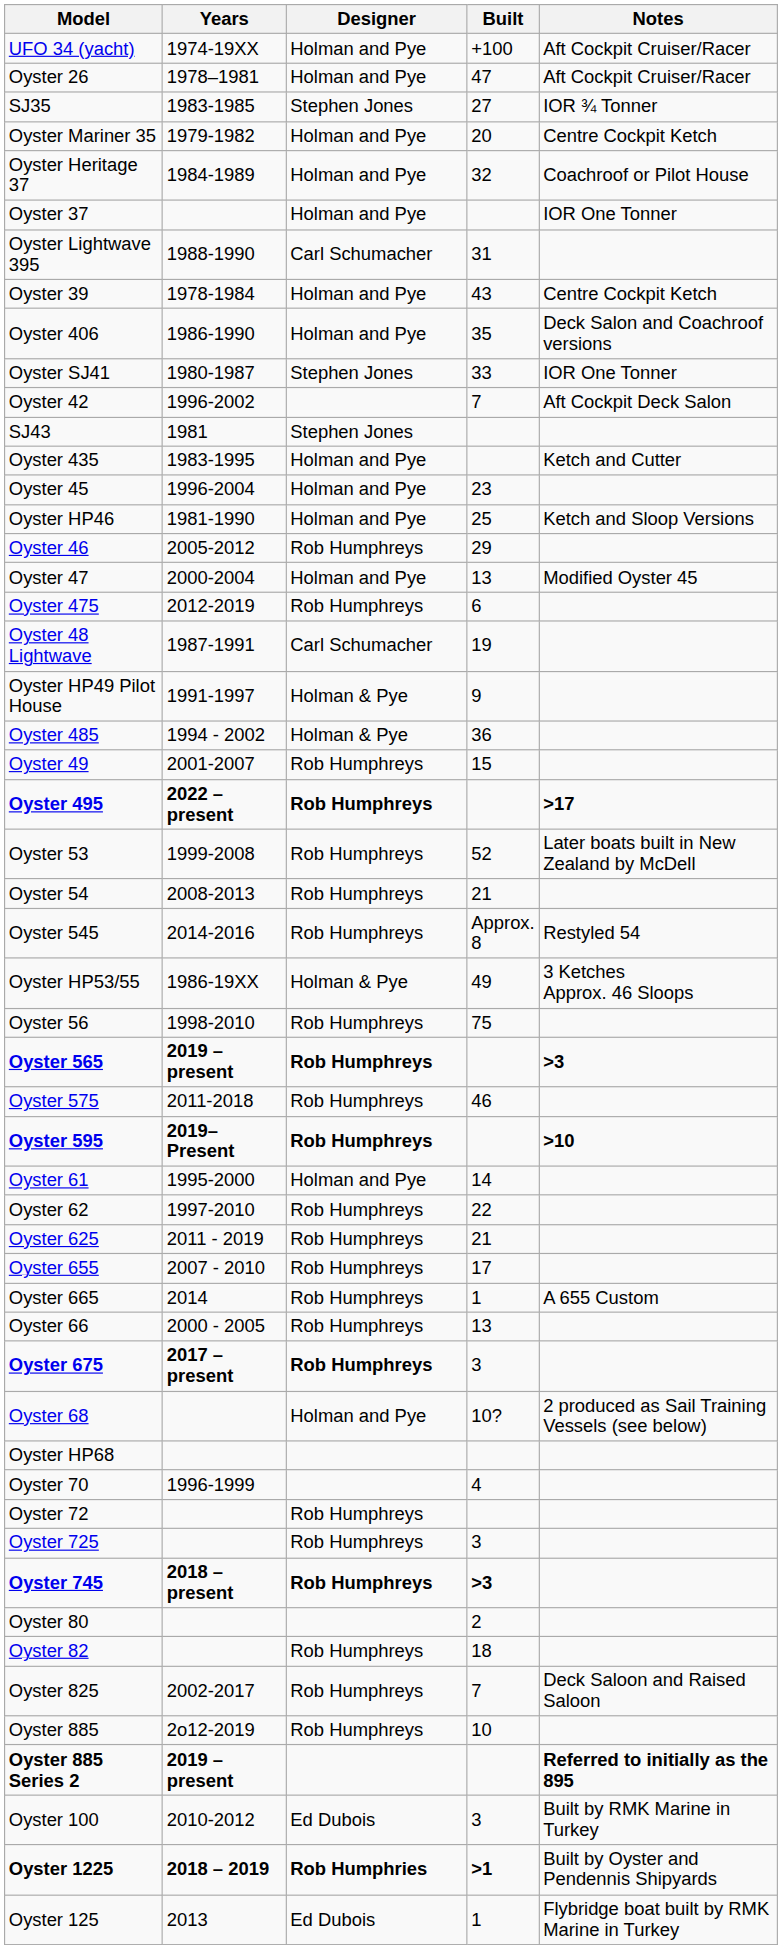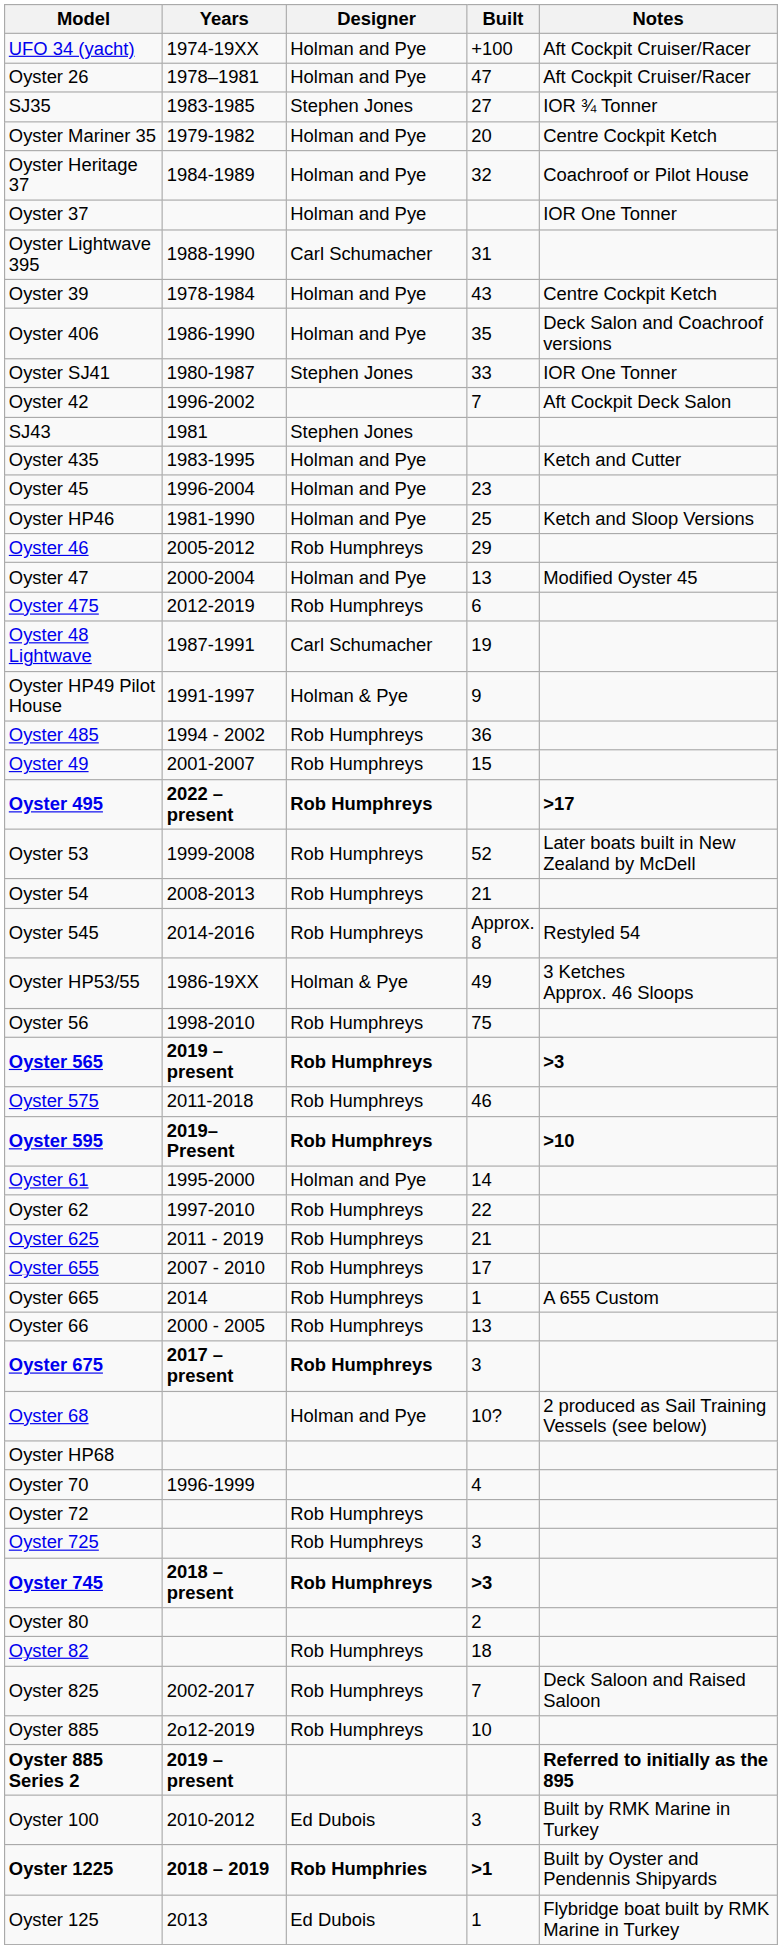(349, 735) Holman & Pye -> (357, 735) Rob Humphreys
